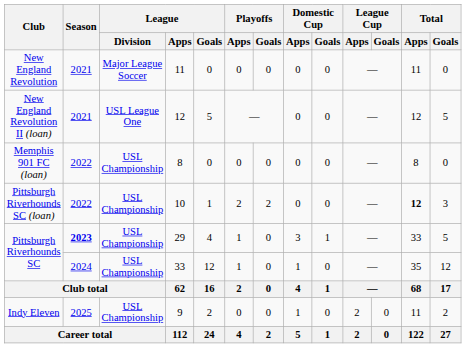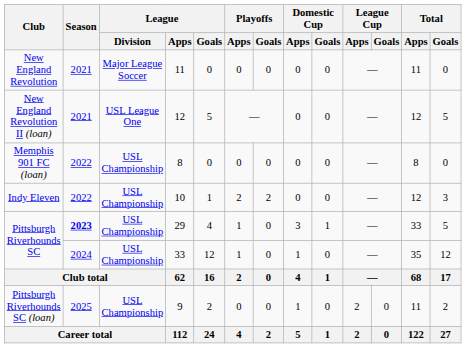(34, 203) Pittsburgh Riverhounds SC (loan) -> (34, 197) Indy Eleven
(416, 203) bold -> (416, 197) normal
(34, 312) Indy Eleven -> (34, 306) Pittsburgh Riverhounds SC (loan)
